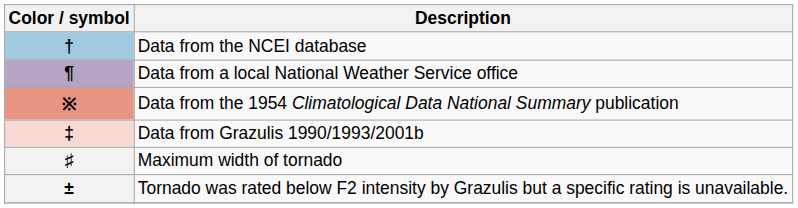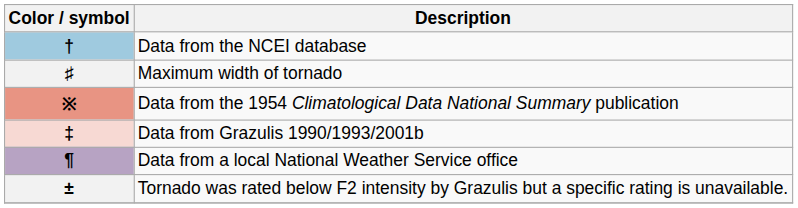rows swapped: (69, 73) <-> (69, 160)
